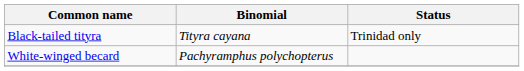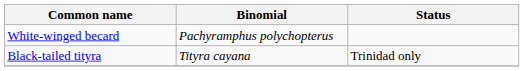rows swapped: (54, 35) <-> (63, 55)
